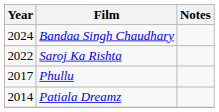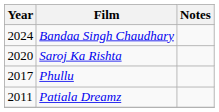(20, 55) 2022 -> (20, 55) 2020
(20, 96) 2014 -> (20, 96) 2011
